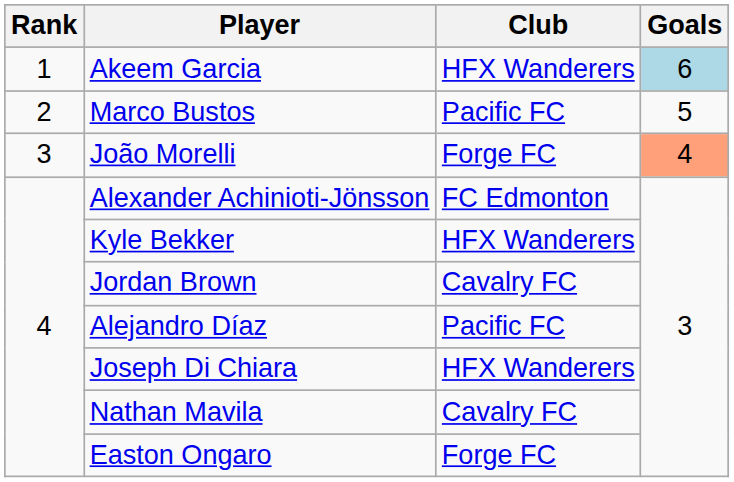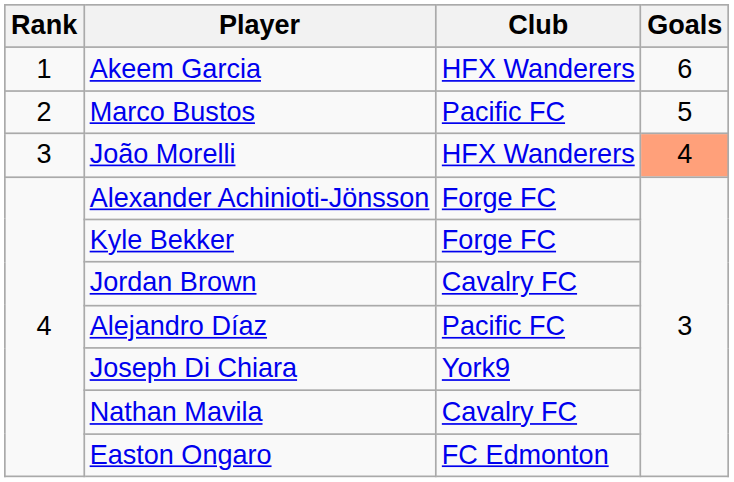(685, 68) lightblue background -> (685, 68) no background
(499, 154) Forge FC -> (538, 154) HFX Wanderers
(525, 197) FC Edmonton -> (499, 197) Forge FC
(538, 240) HFX Wanderers -> (499, 240) Forge FC
(538, 369) HFX Wanderers -> (476, 369) York9
(499, 454) Forge FC -> (525, 454) FC Edmonton
